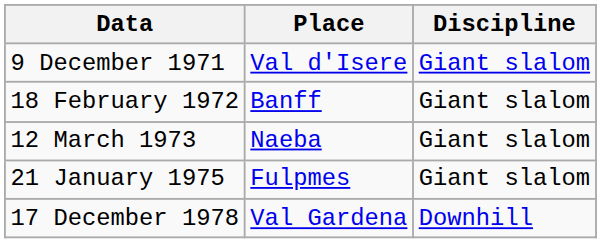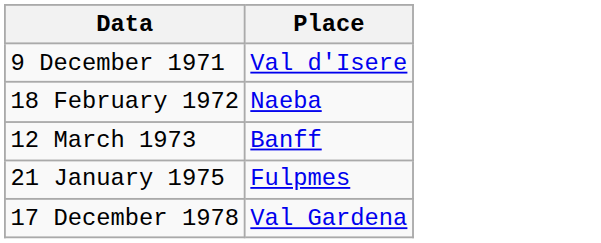- column: (504, 24)
(286, 102) Banff -> (286, 102) Naeba
(286, 141) Naeba -> (286, 141) Banff
